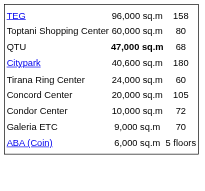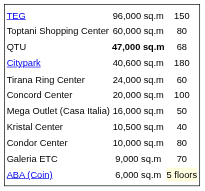(181, 15) 158 -> (182, 15) 150
(181, 95) 105 -> (182, 95) 100
+ row: (58, 111)
+ row: (35, 127)
(181, 111) 72 -> (182, 143) 80
(181, 143) no background -> (182, 174) lightyellow background
